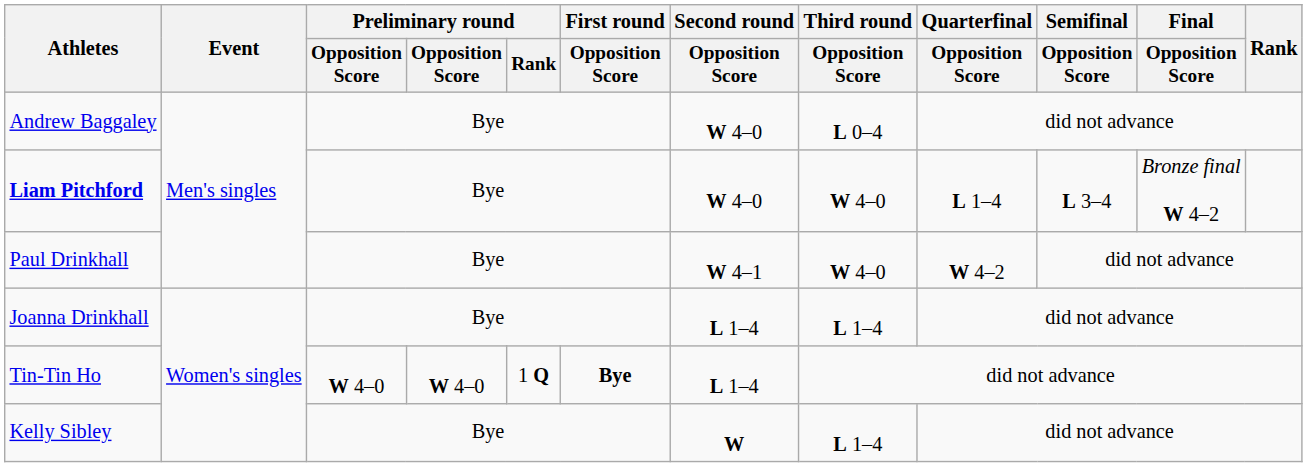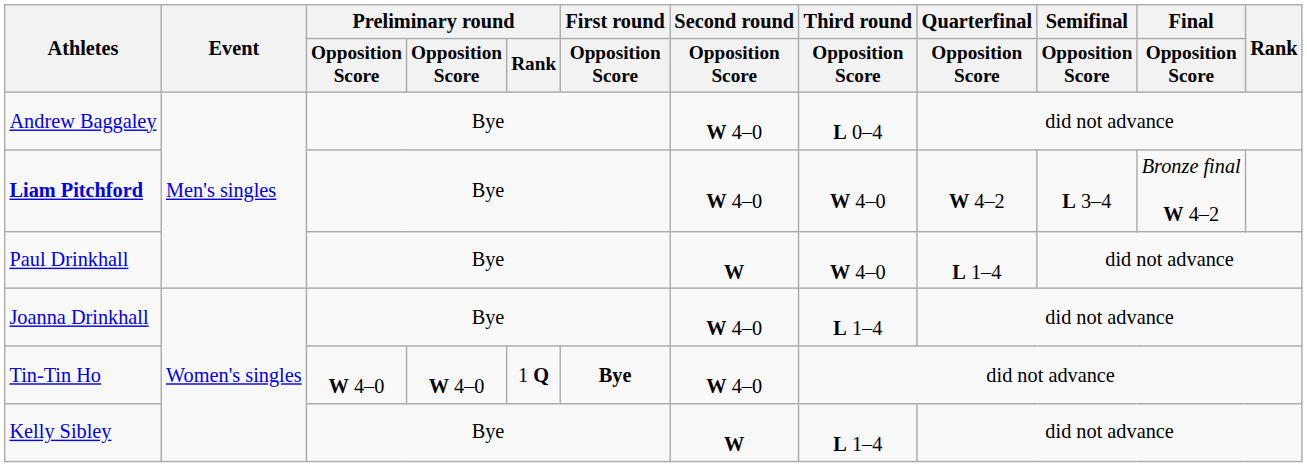(977, 202) L 1–4 -> (977, 202) W 4–2
(734, 272) W 4–1 -> (734, 272) W
(977, 272) W 4–2 -> (977, 272) L 1–4
(734, 329) L 1–4 -> (734, 329) W 4–0
(734, 387) L 1–4 -> (734, 387) W 4–0
